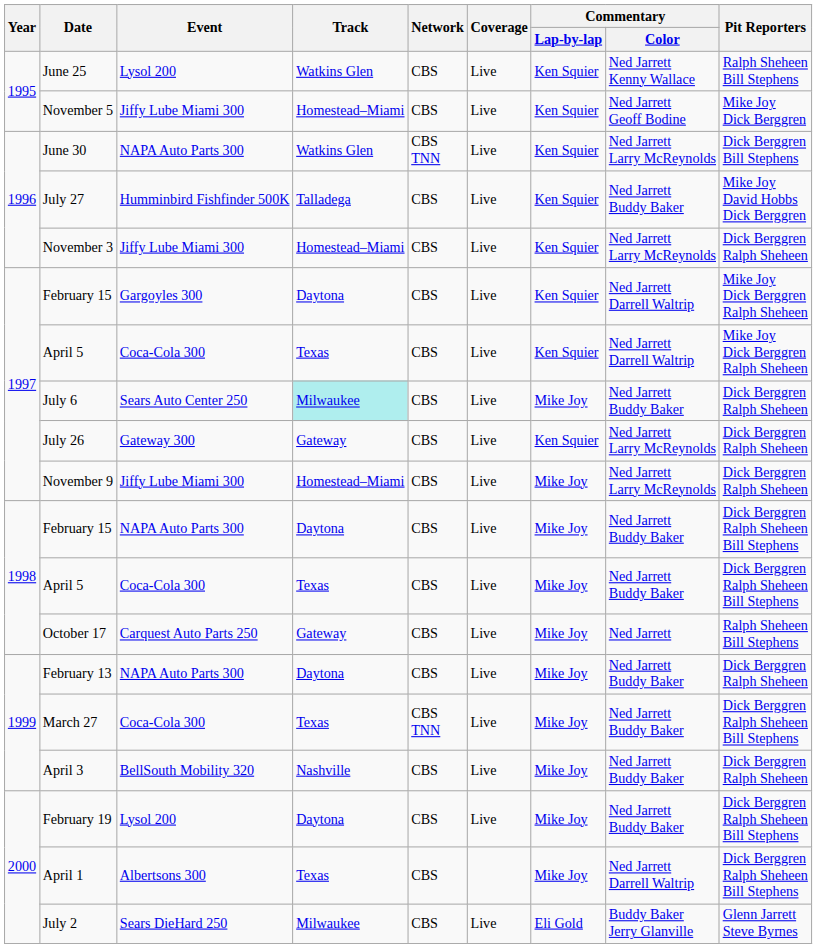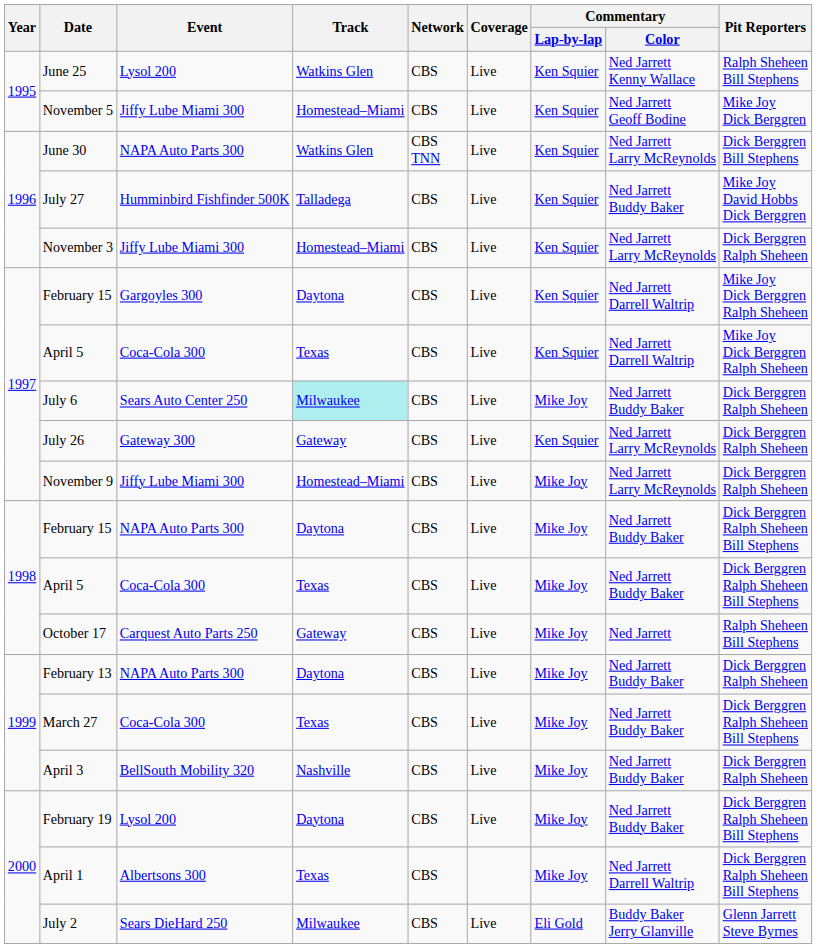(426, 721) CBS TNN -> (425, 721) CBS
